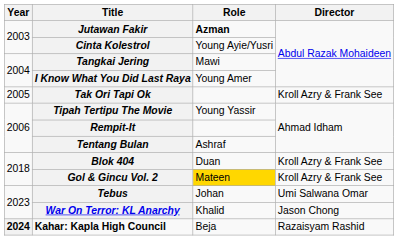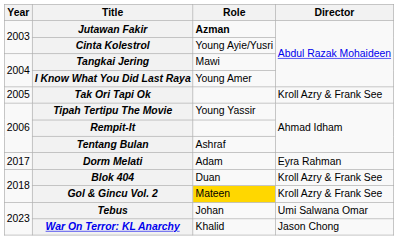+ row: (113, 161)
- row: (100, 227)
